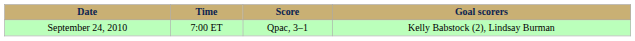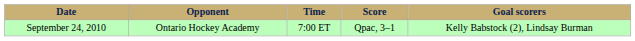+ column: (208, 12)
